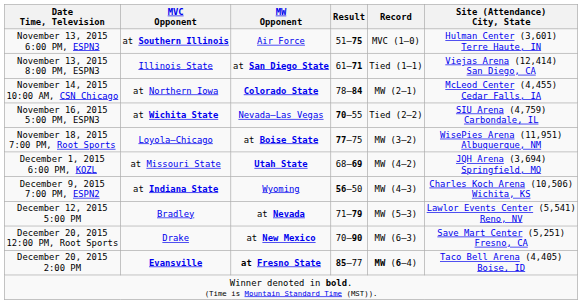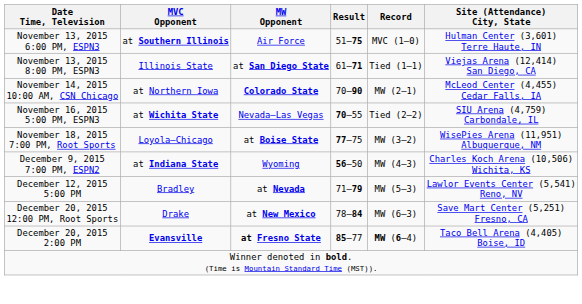(349, 90) 78–84 -> (349, 90) 70–90
- row: (62, 164)
(349, 238) 70–90 -> (349, 214) 78–84
